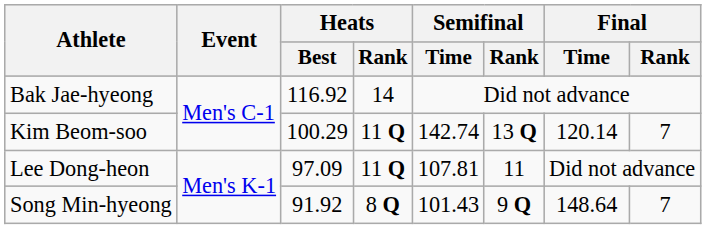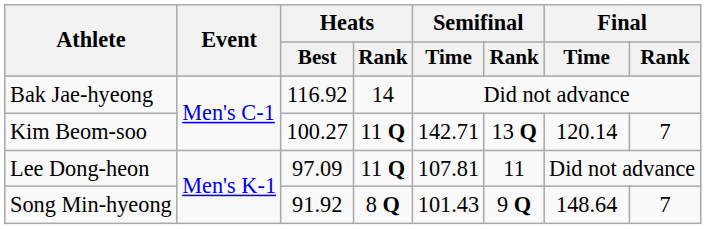(317, 131) 100.29 -> (317, 131) 100.27
(448, 131) 142.74 -> (448, 131) 142.71
